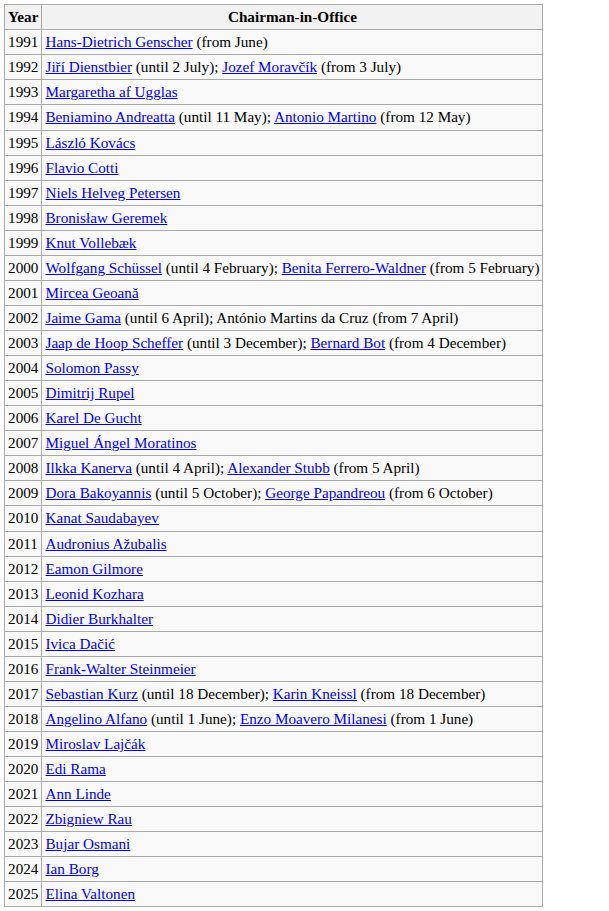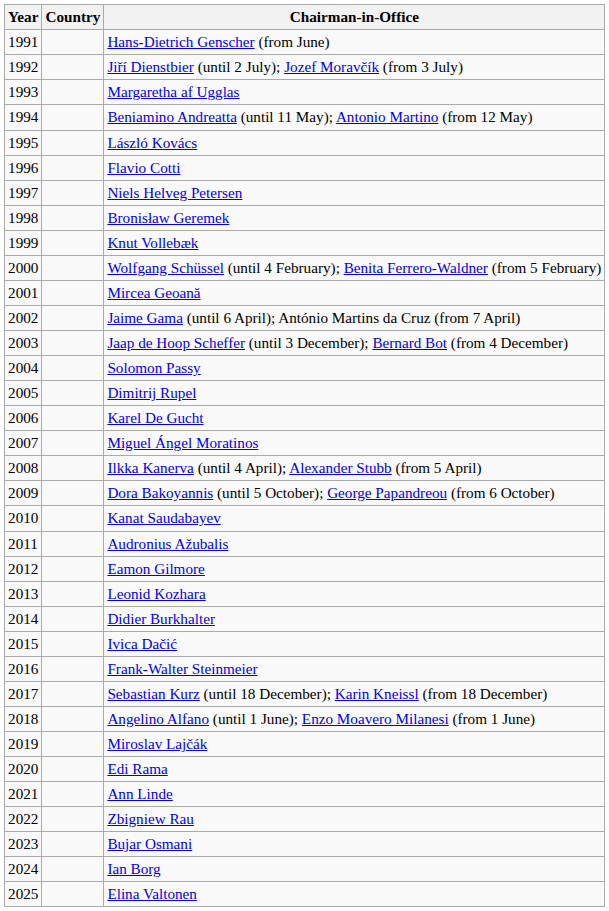+ column: (73, 17)
